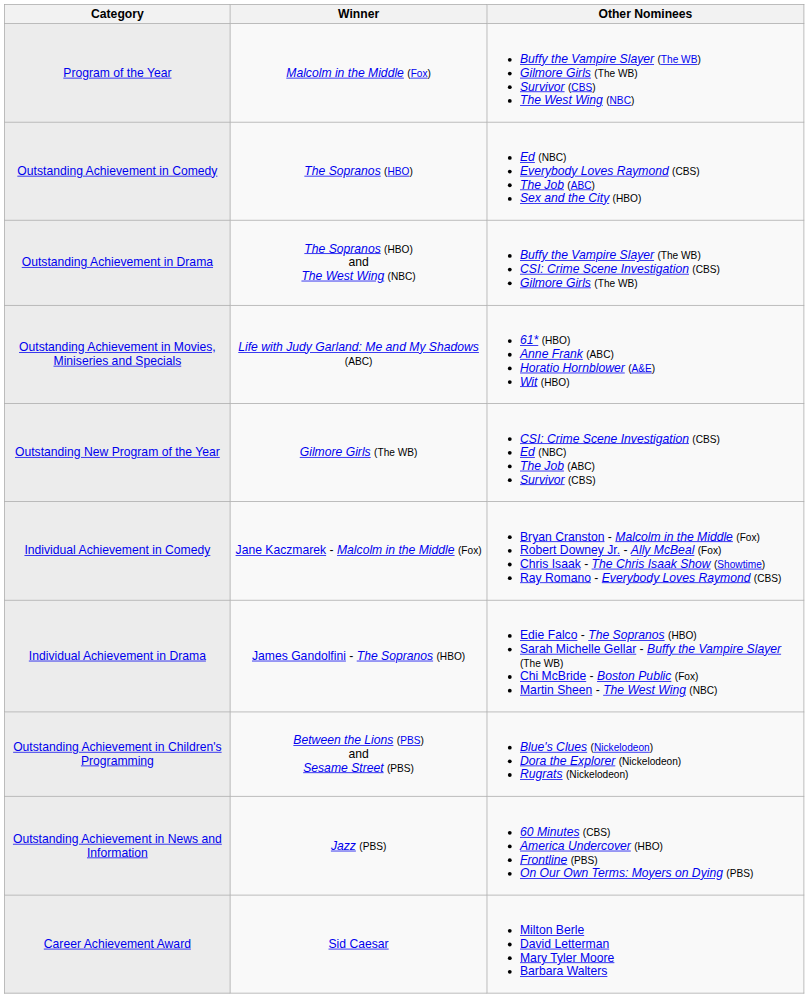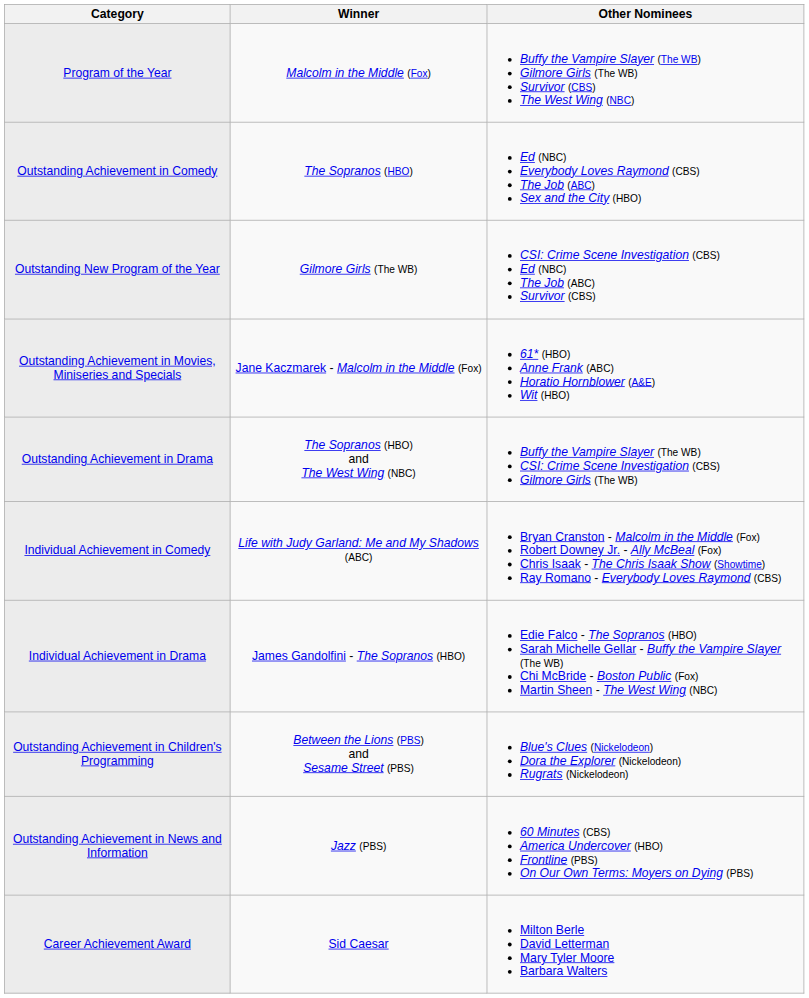rows swapped: (117, 262) <-> (117, 452)
(359, 354) Life with Judy Garland: Me and My Shadows (ABC) -> (359, 367) Jane Kaczmarek - Malcolm in the Middle (Fox)
(359, 550) Jane Kaczmarek - Malcolm in the Middle (Fox) -> (359, 550) Life with Judy Garland: Me and My Shadows (ABC)
